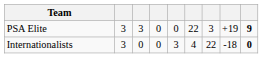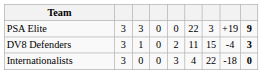+ row: (39, 45)
